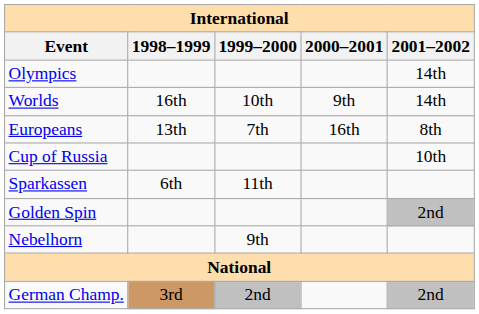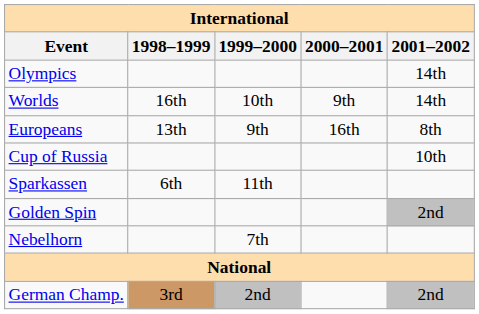(258, 128) 7th -> (258, 128) 9th
(258, 239) 9th -> (258, 239) 7th
